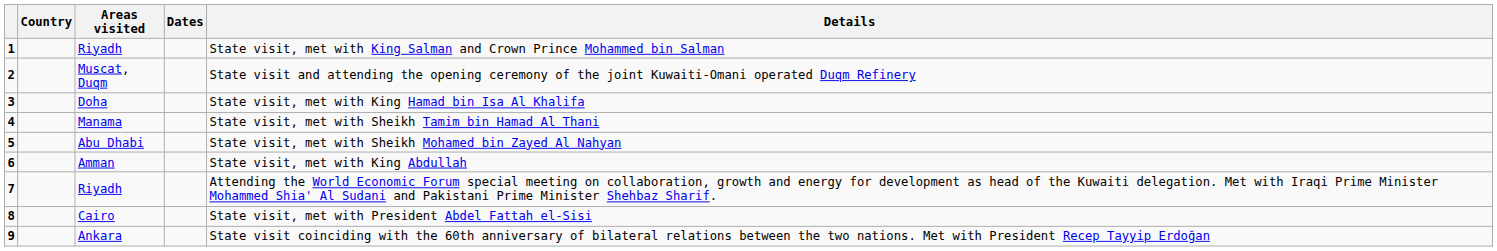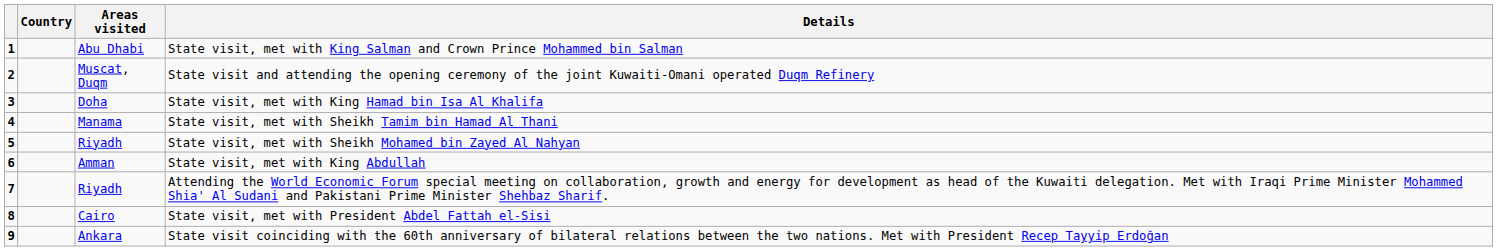- column: (185, 21)
(100, 48) Riyadh -> (111, 48) Abu Dhabi
(111, 142) Abu Dhabi -> (100, 142) Riyadh
